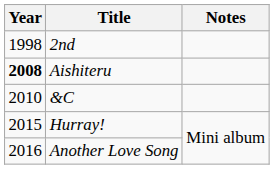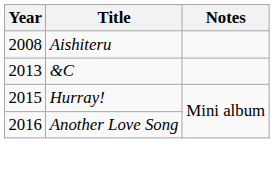- row: (62, 44)
(25, 71) bold -> (25, 44) normal
(25, 97) 2010 -> (25, 71) 2013
